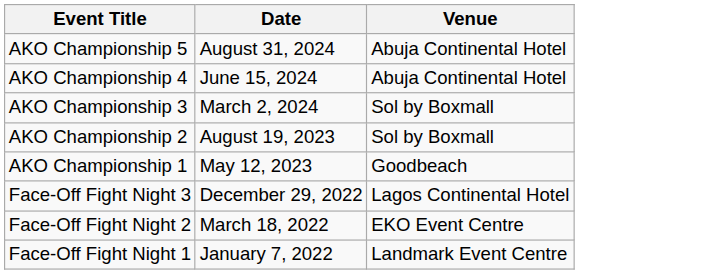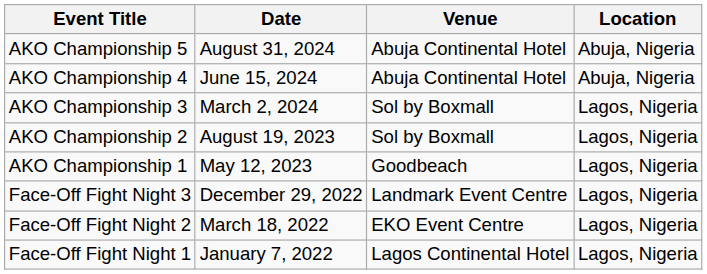+ column: (638, 19)
(470, 195) Lagos Continental Hotel -> (469, 195) Landmark Event Centre
(469, 254) Landmark Event Centre -> (470, 254) Lagos Continental Hotel
